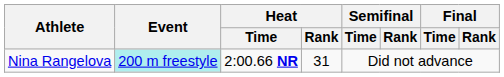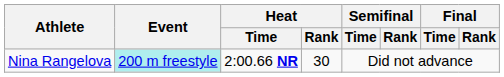(321, 61) 31 -> (321, 61) 30
